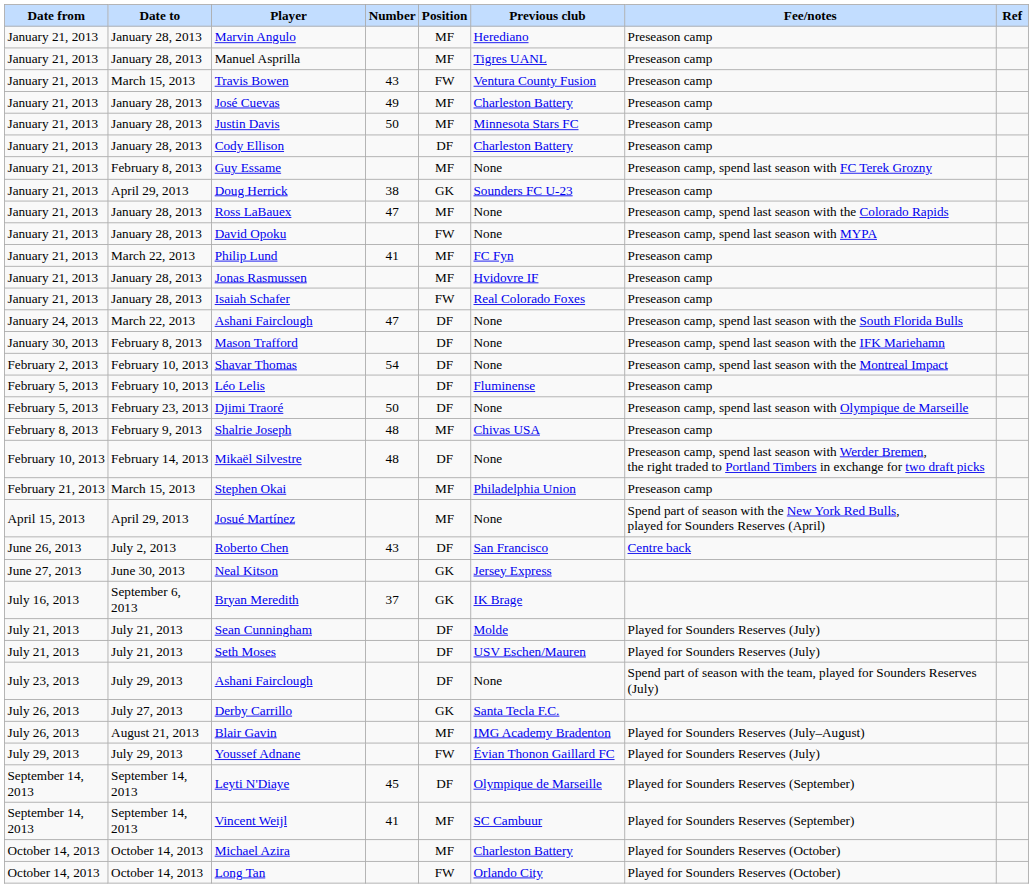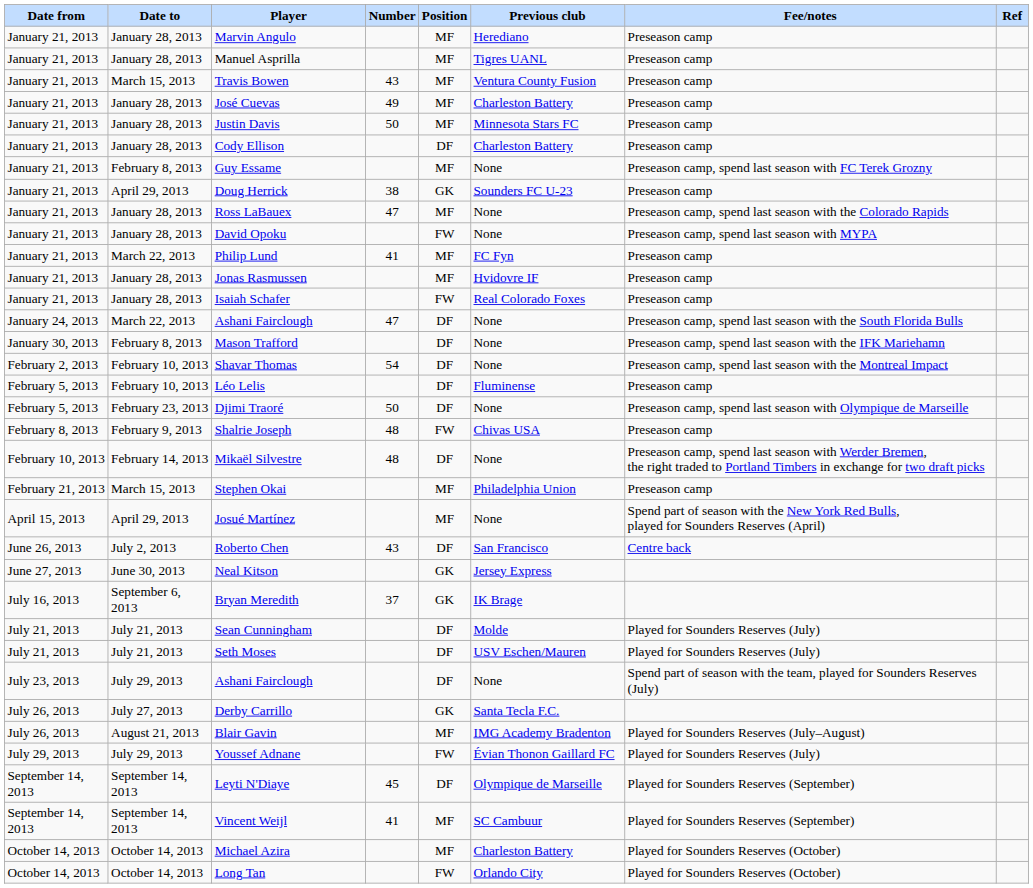(445, 81) FW -> (445, 81) MF
(445, 429) MF -> (445, 429) FW
